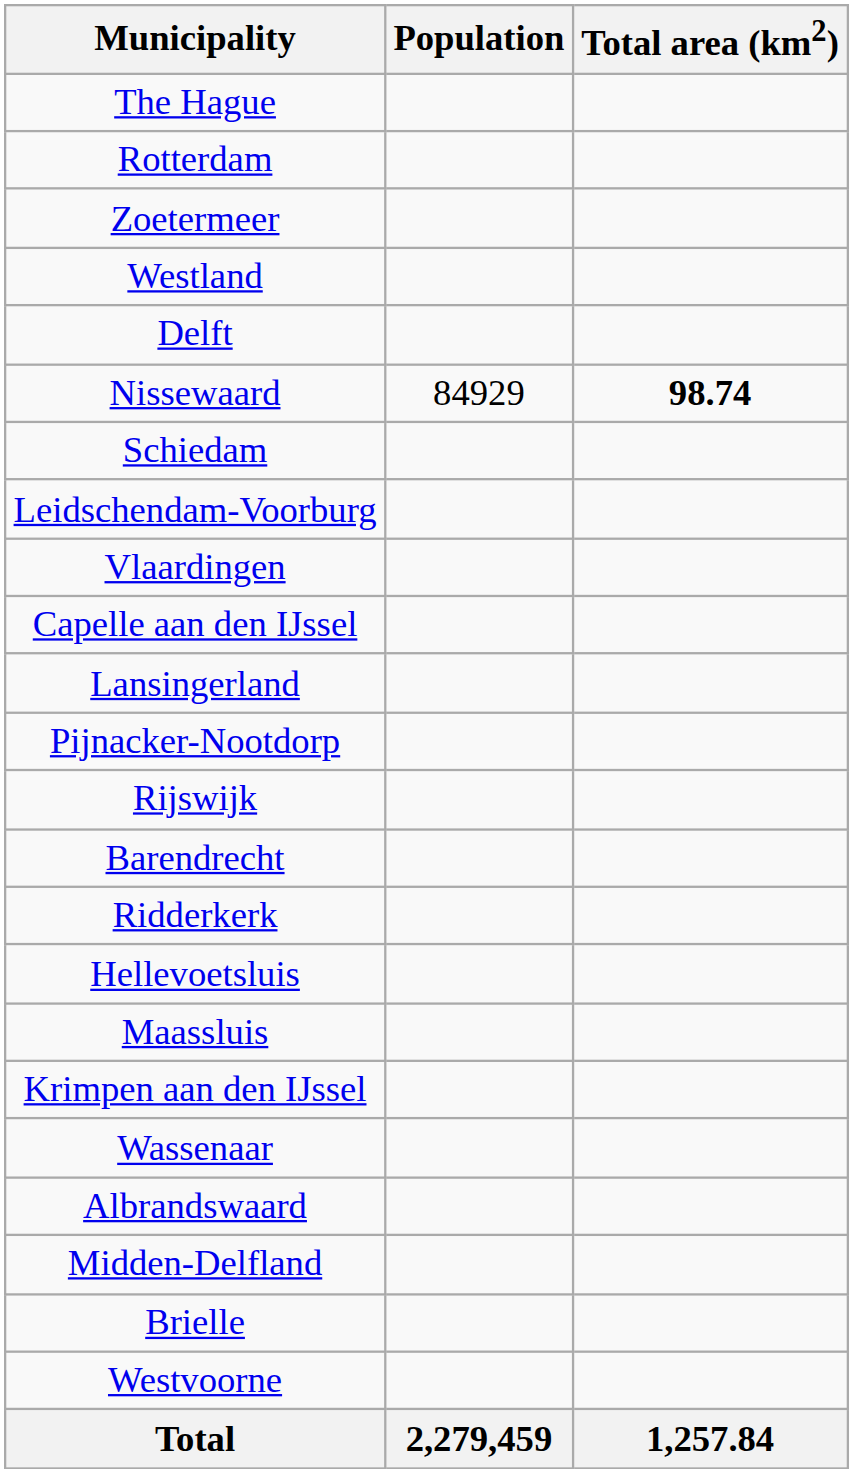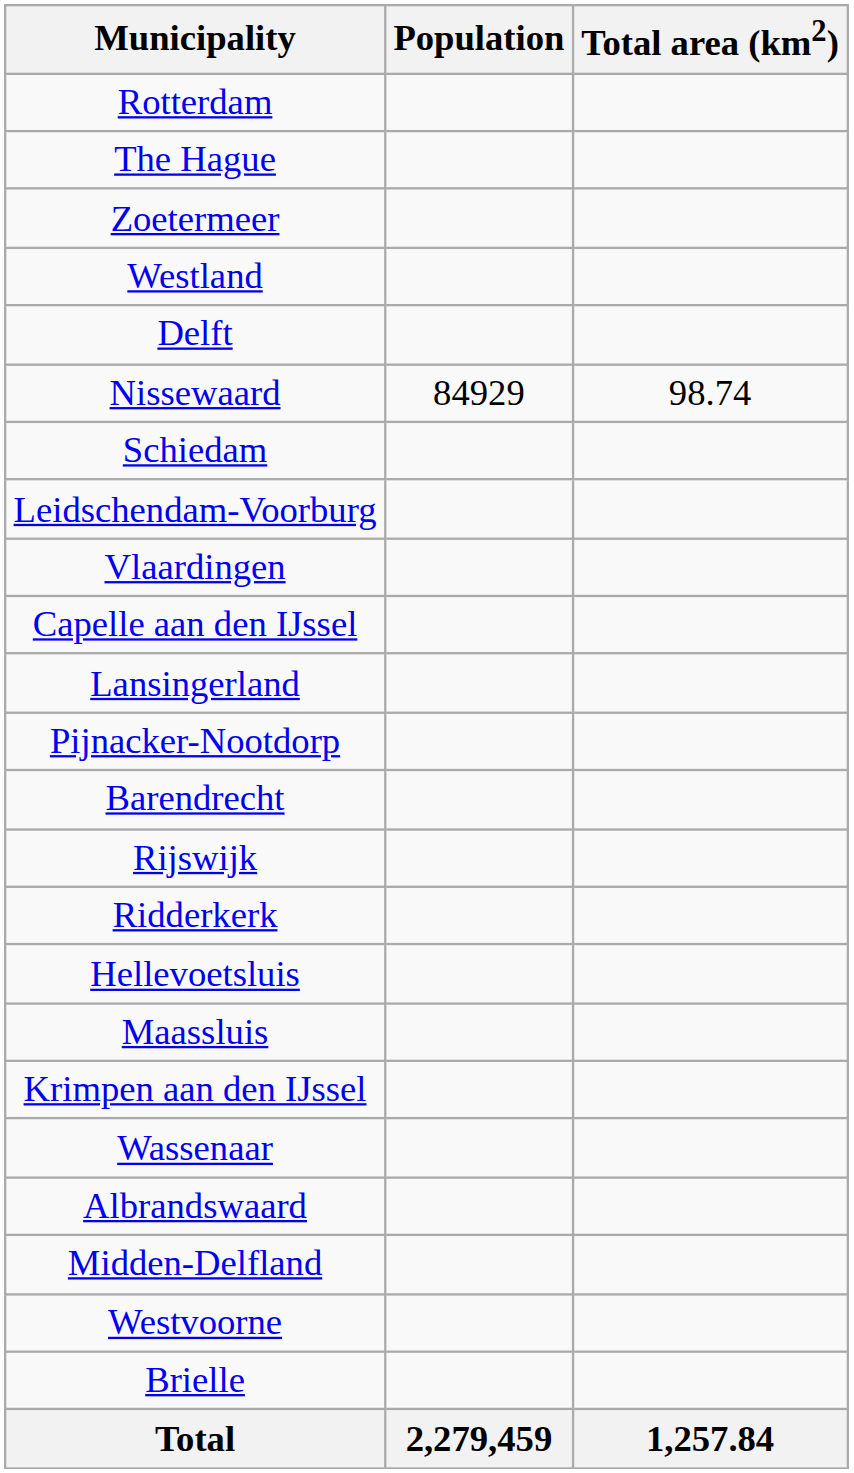rows swapped: (195, 159) <-> (195, 101)
(710, 392) bold -> (710, 392) normal
rows swapped: (195, 798) <-> (195, 856)
rows swapped: (195, 1321) <-> (195, 1379)
